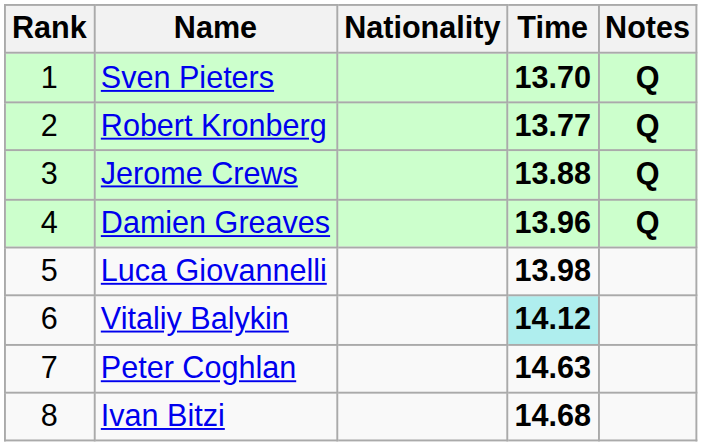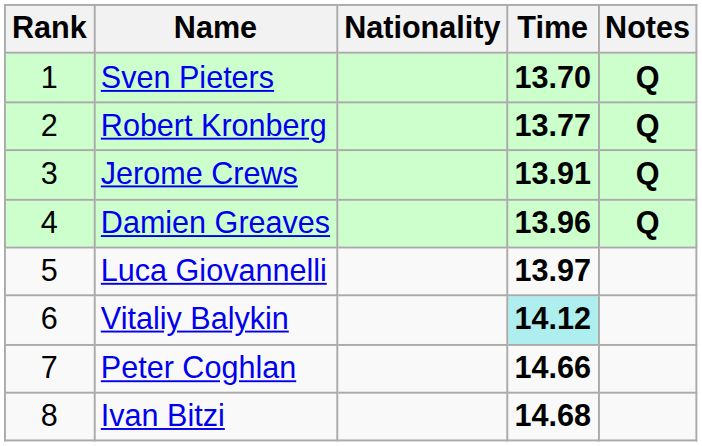(553, 174) 13.88 -> (553, 174) 13.91
(553, 271) 13.98 -> (553, 271) 13.97
(553, 367) 14.63 -> (553, 367) 14.66
